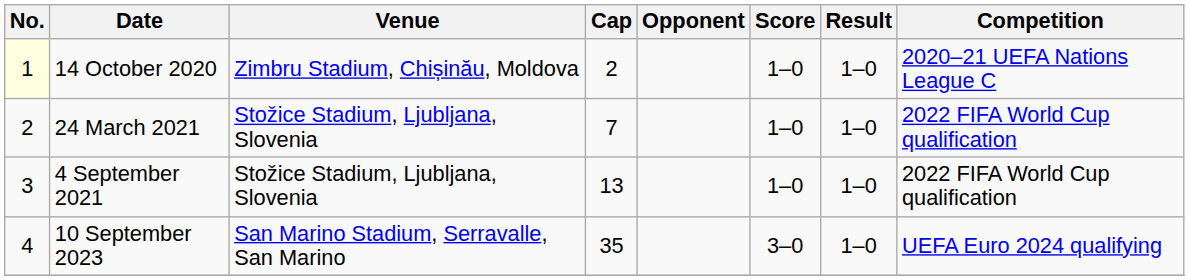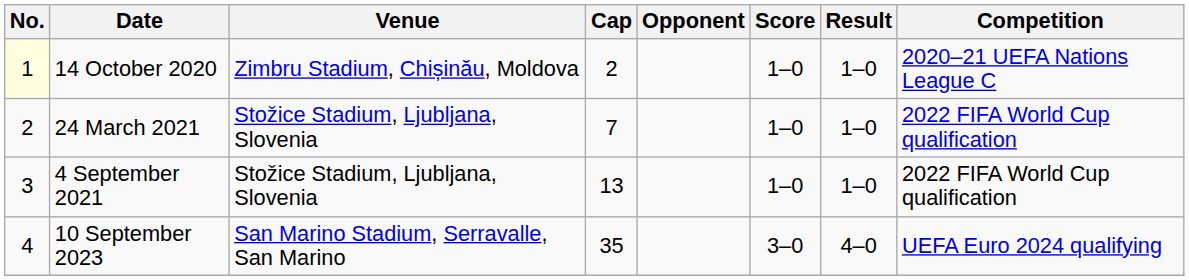(859, 245) 1–0 -> (859, 245) 4–0
